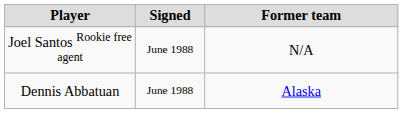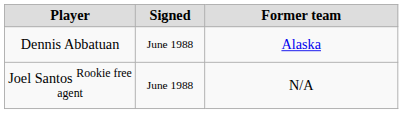rows swapped: (70, 91) <-> (70, 47)
